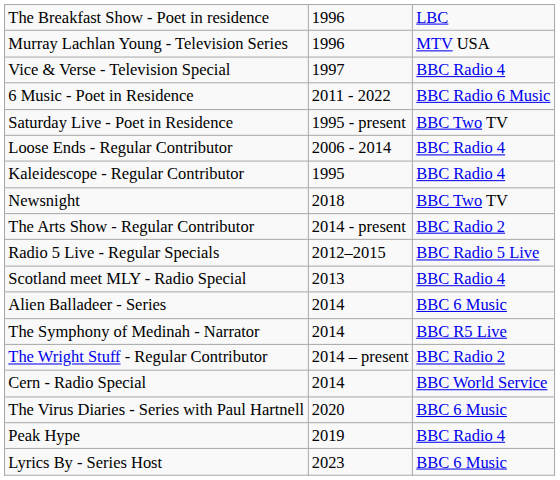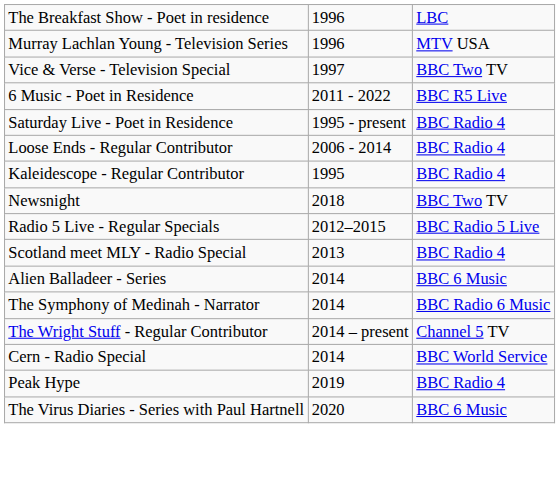(461, 69) BBC Radio 4 -> (462, 69) BBC Two TV
(483, 95) BBC Radio 6 Music -> (462, 95) BBC R5 Live
(462, 122) BBC Two TV -> (461, 122) BBC Radio 4
- row: (131, 226)
(462, 331) BBC R5 Live -> (483, 305) BBC Radio 6 Music
(461, 357) BBC Radio 2 -> (463, 331) Channel 5 TV
rows swapped: (44, 435) <-> (156, 409)
- row: (85, 461)
